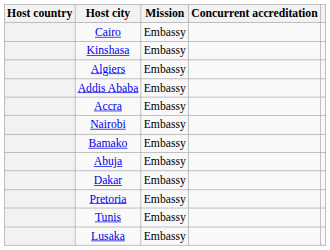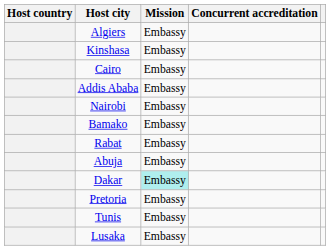rows swapped: (108, 69) <-> (108, 32)
- row: (108, 106)
+ row: (108, 143)
(165, 180) no background -> (165, 180) paleturquoise background
